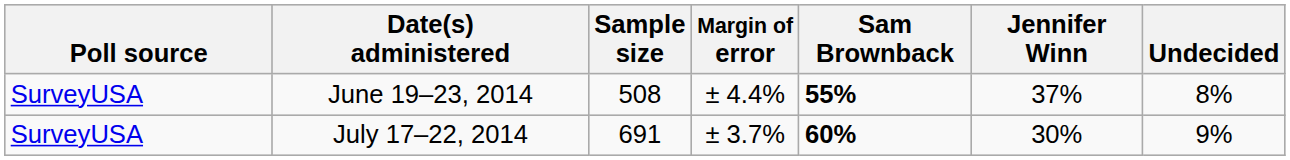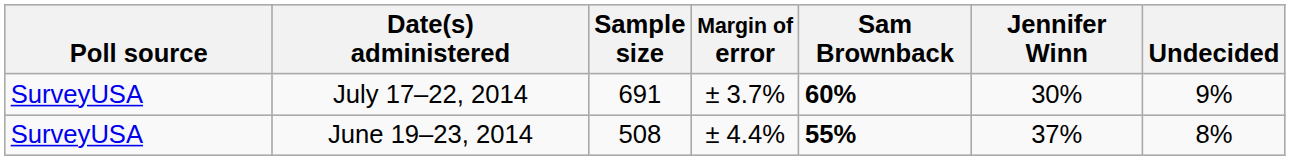rows swapped: (430, 134) <-> (430, 94)
